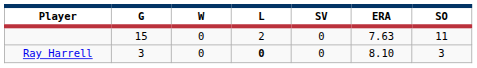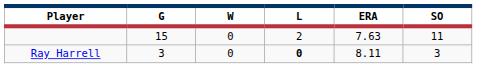- column: (321, 16)
(381, 54) 8.10 -> (368, 54) 8.11
